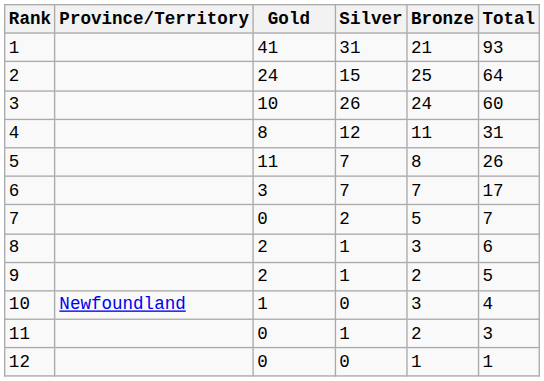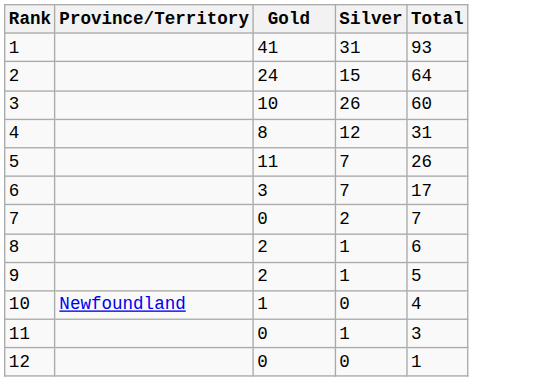- column: (443, 19)
